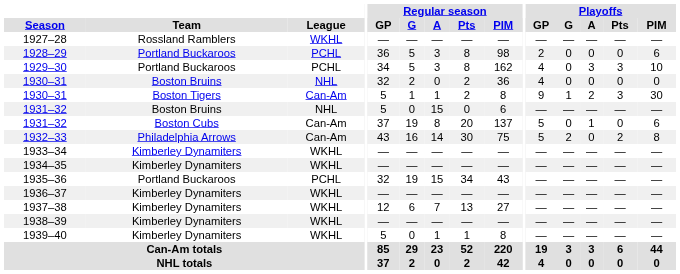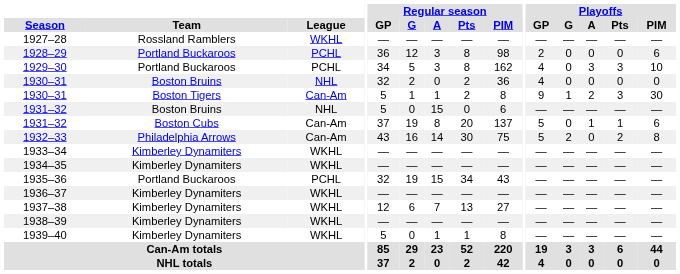(412, 53) 5 -> (412, 53) 12
(620, 123) 0 -> (620, 123) 1
